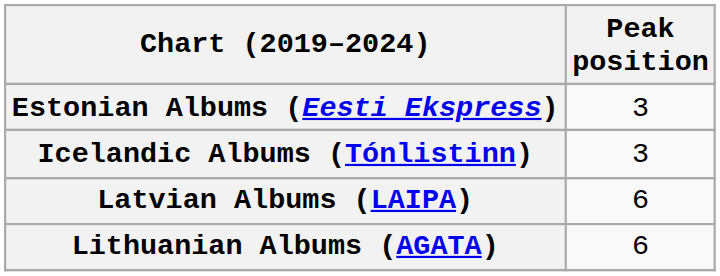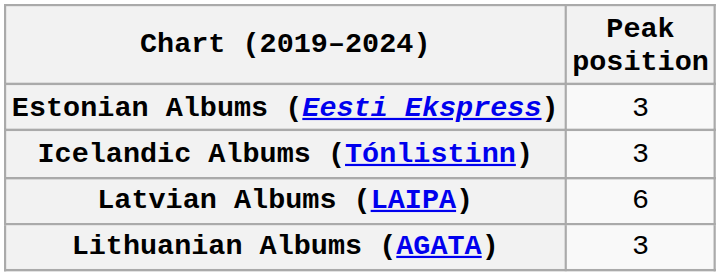(641, 247) 6 -> (641, 247) 3
